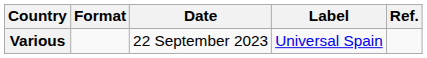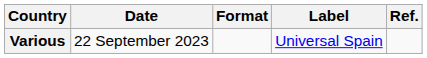columns swapped: (201, 16) <-> (100, 16)
